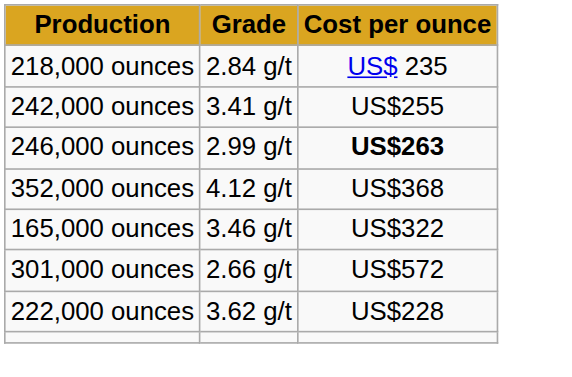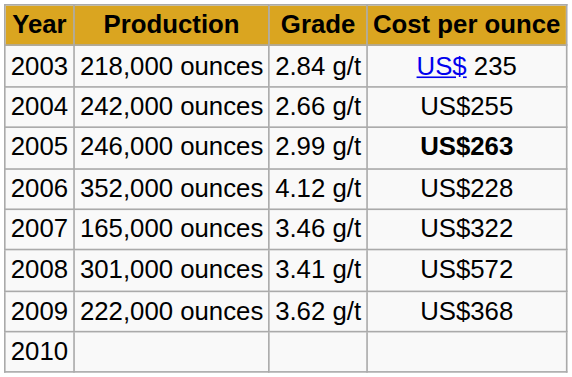+ column: (39, 24)
(249, 106) 3.41 g/t -> (318, 106) 2.66 g/t
(398, 188) US$368 -> (467, 188) US$228
(249, 270) 2.66 g/t -> (318, 270) 3.41 g/t
(398, 310) US$228 -> (467, 310) US$368
